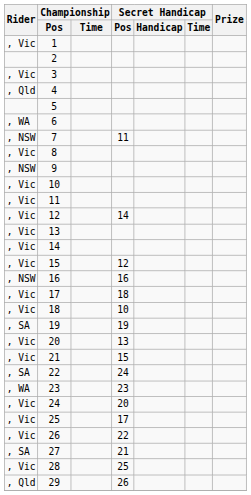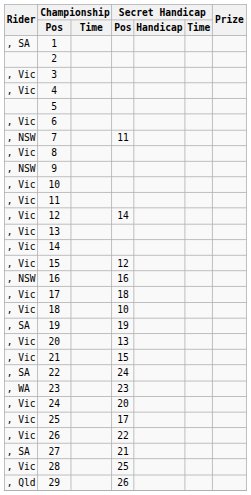(21, 44) , Vic -> (18, 44) , SA
(21, 91) , Qld -> (21, 91) , Vic
(18, 122) , WA -> (21, 122) , Vic
